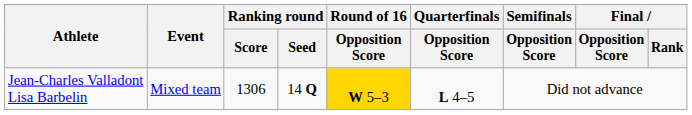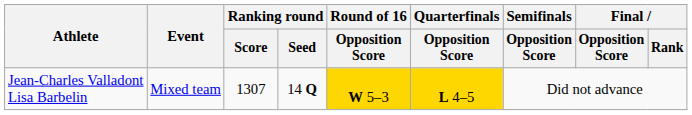(251, 89) 1306 -> (251, 89) 1307
(457, 97) no background -> (457, 97) gold background
